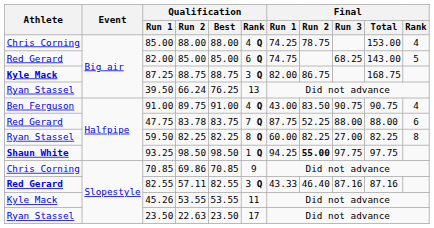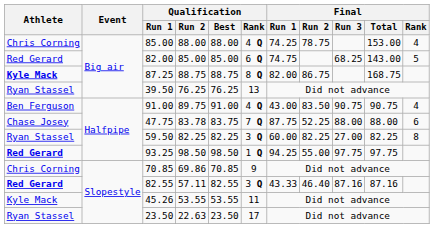(254, 74) 3 Q -> (254, 74) 8 Q
(192, 90) 66.24 -> (192, 90) 76.25
(35, 121) Red Gerard -> (38, 121) Chase Josey
(254, 137) 8 Q -> (254, 137) 3 Q
(38, 152) Shaun White -> (35, 152) Red Gerard
(316, 152) bold -> (316, 153) normal
